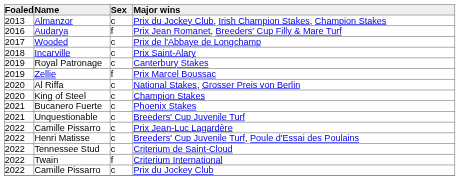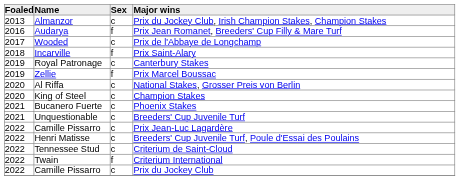(113, 53) c -> (112, 53) f
